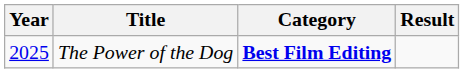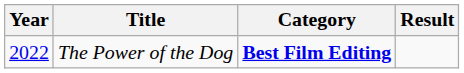(29, 51) 2025 -> (29, 51) 2022
